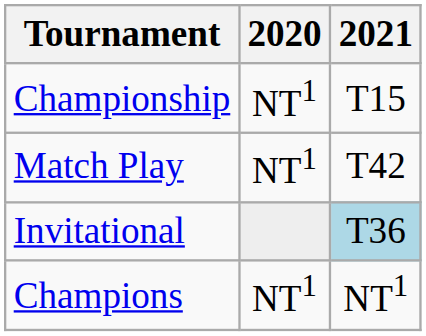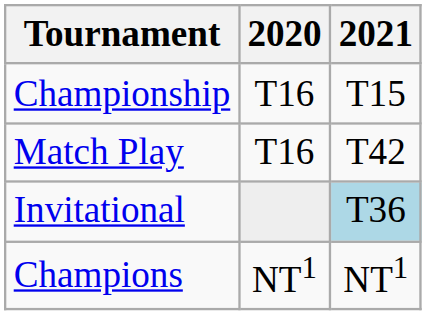(285, 97) NT1 -> (285, 92) T16
(285, 166) NT1 -> (285, 151) T16
